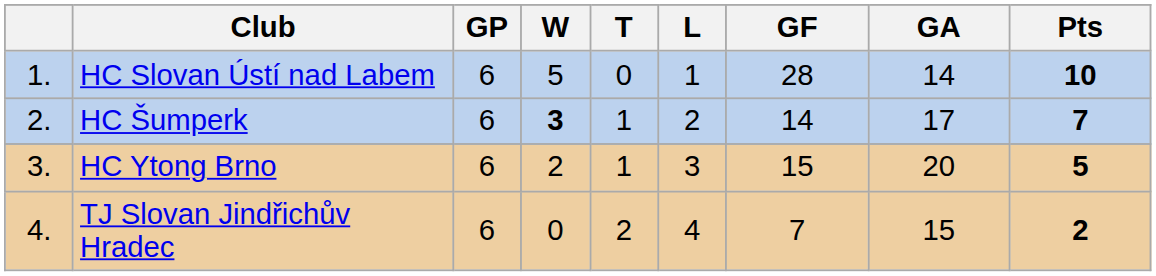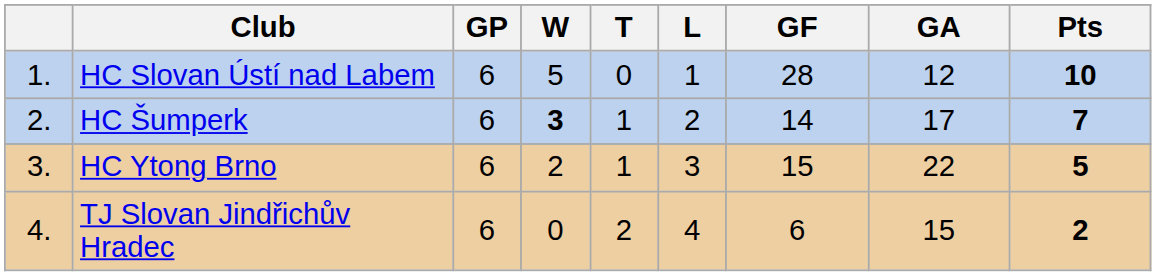(939, 74) 14 -> (939, 74) 12
(939, 167) 20 -> (939, 167) 22
(797, 229) 7 -> (797, 229) 6
